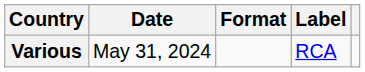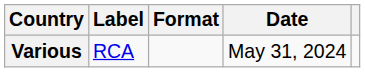columns swapped: (152, 19) <-> (321, 19)
